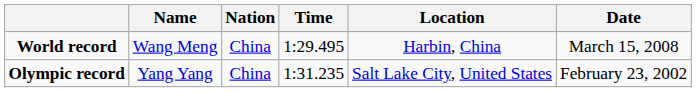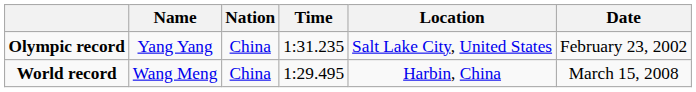rows swapped: (67, 45) <-> (67, 73)
